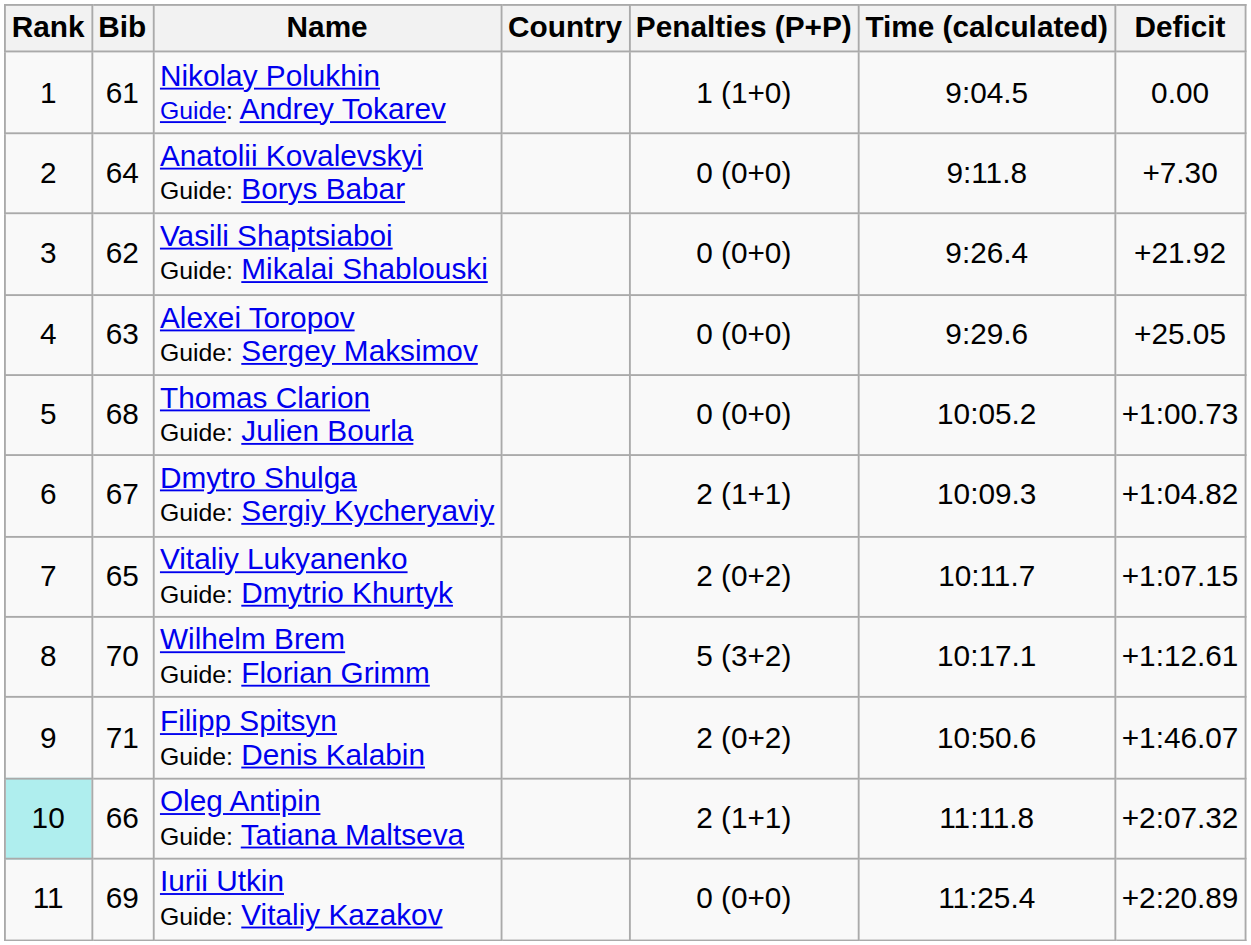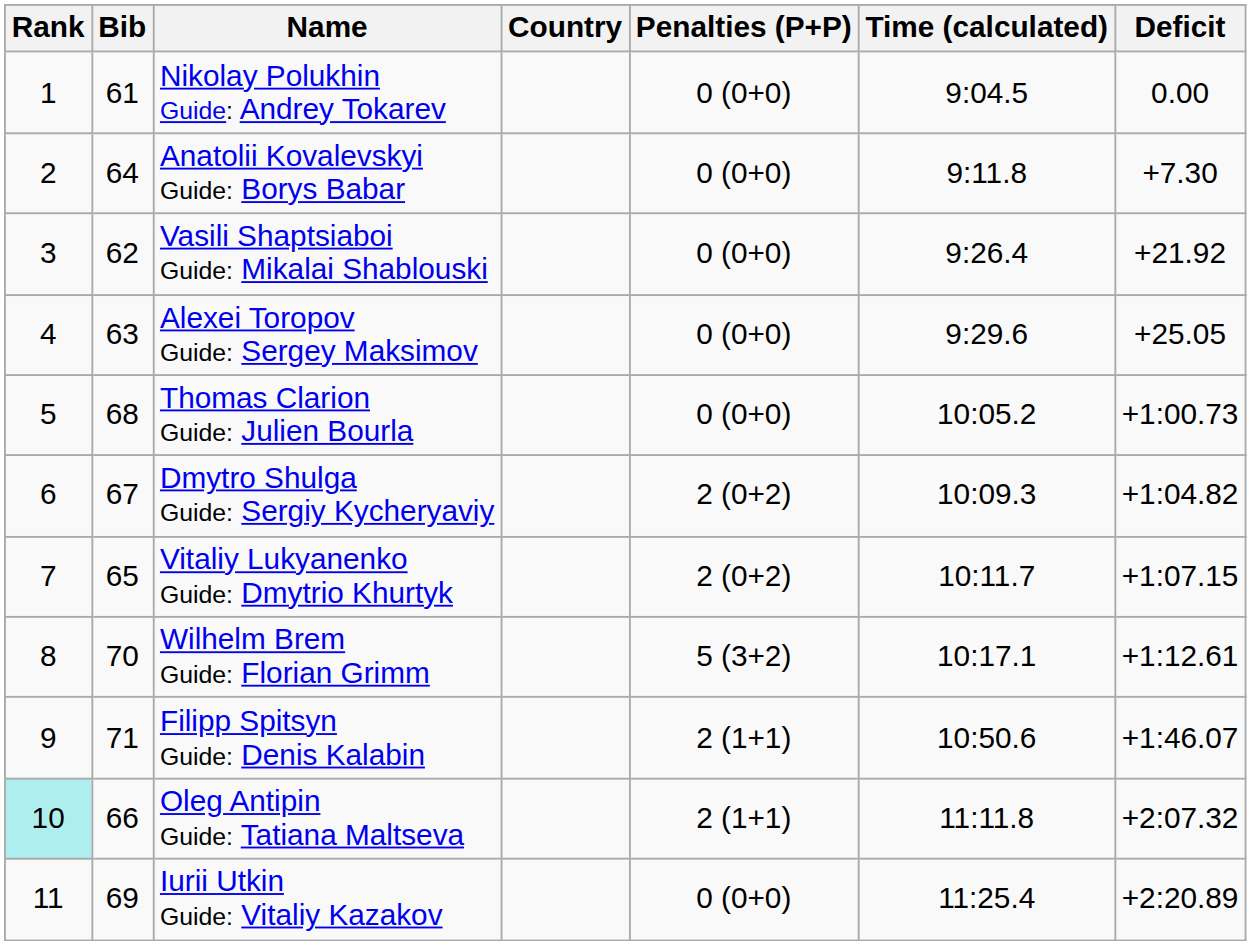(744, 92) 1 (1+0) -> (744, 92) 0 (0+0)
(744, 495) 2 (1+1) -> (744, 495) 2 (0+2)
(744, 737) 2 (0+2) -> (744, 737) 2 (1+1)
